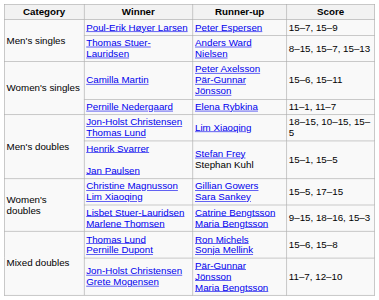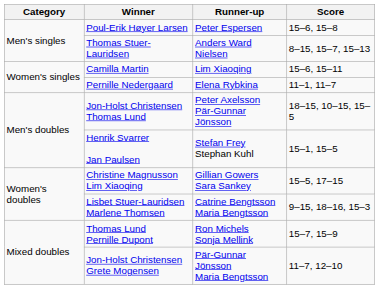(313, 27) 15–7, 15–9 -> (313, 27) 15–6, 15–8
(228, 80) Peter Axelsson Pär-Gunnar Jönsson -> (223, 69) Lim Xiaoqing
(223, 128) Lim Xiaoqing -> (228, 111) Peter Axelsson Pär-Gunnar Jönsson
(313, 244) 15–6, 15–8 -> (313, 233) 15–7, 15–9
